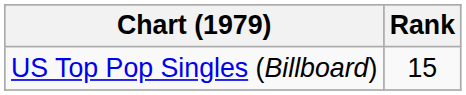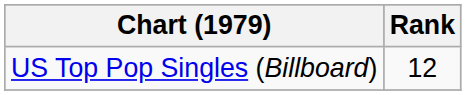(422, 68) 15 -> (422, 68) 12
